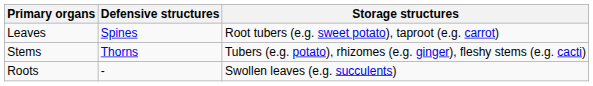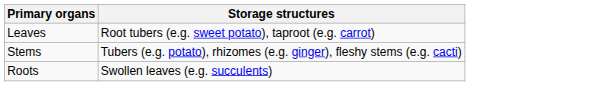- column: (160, 14)
